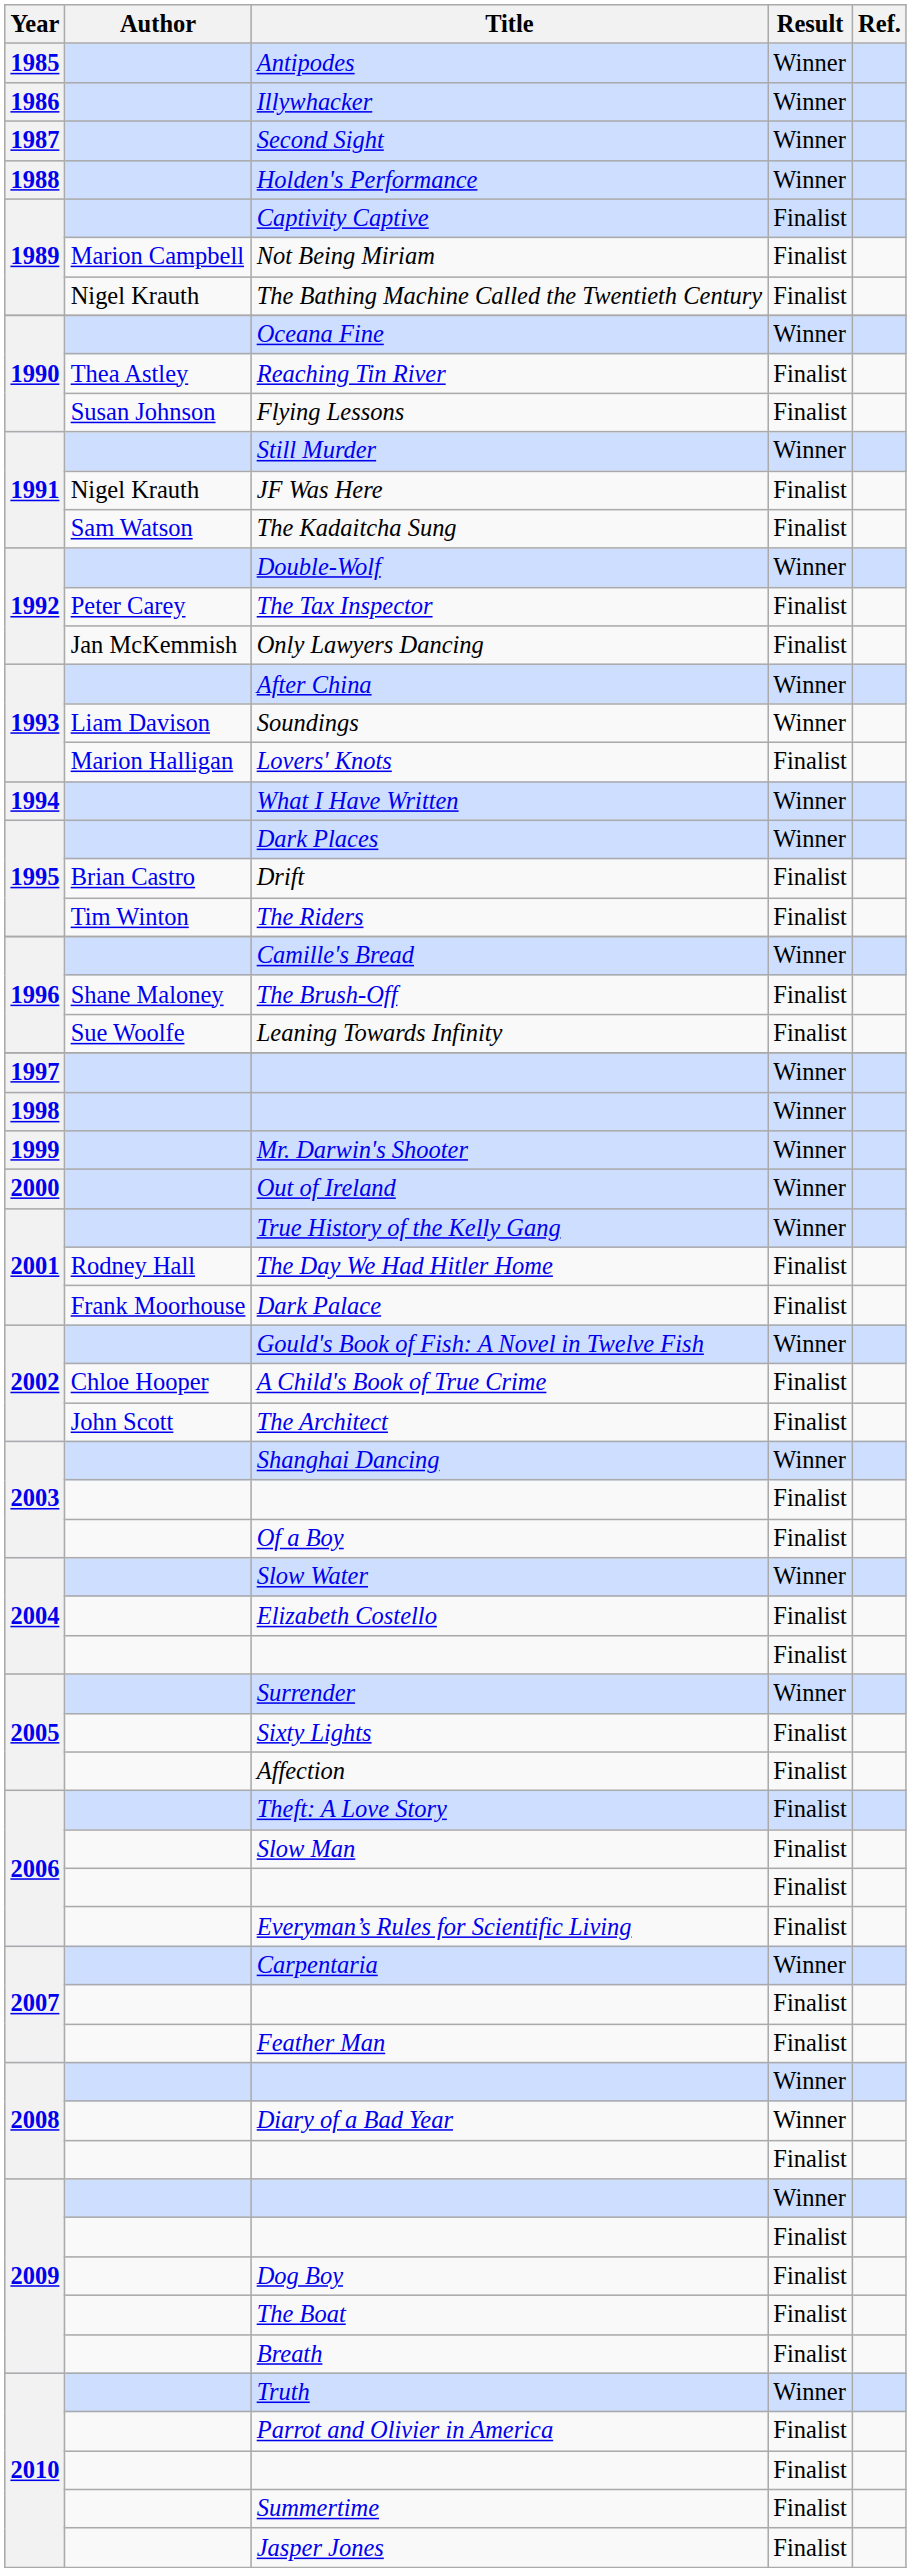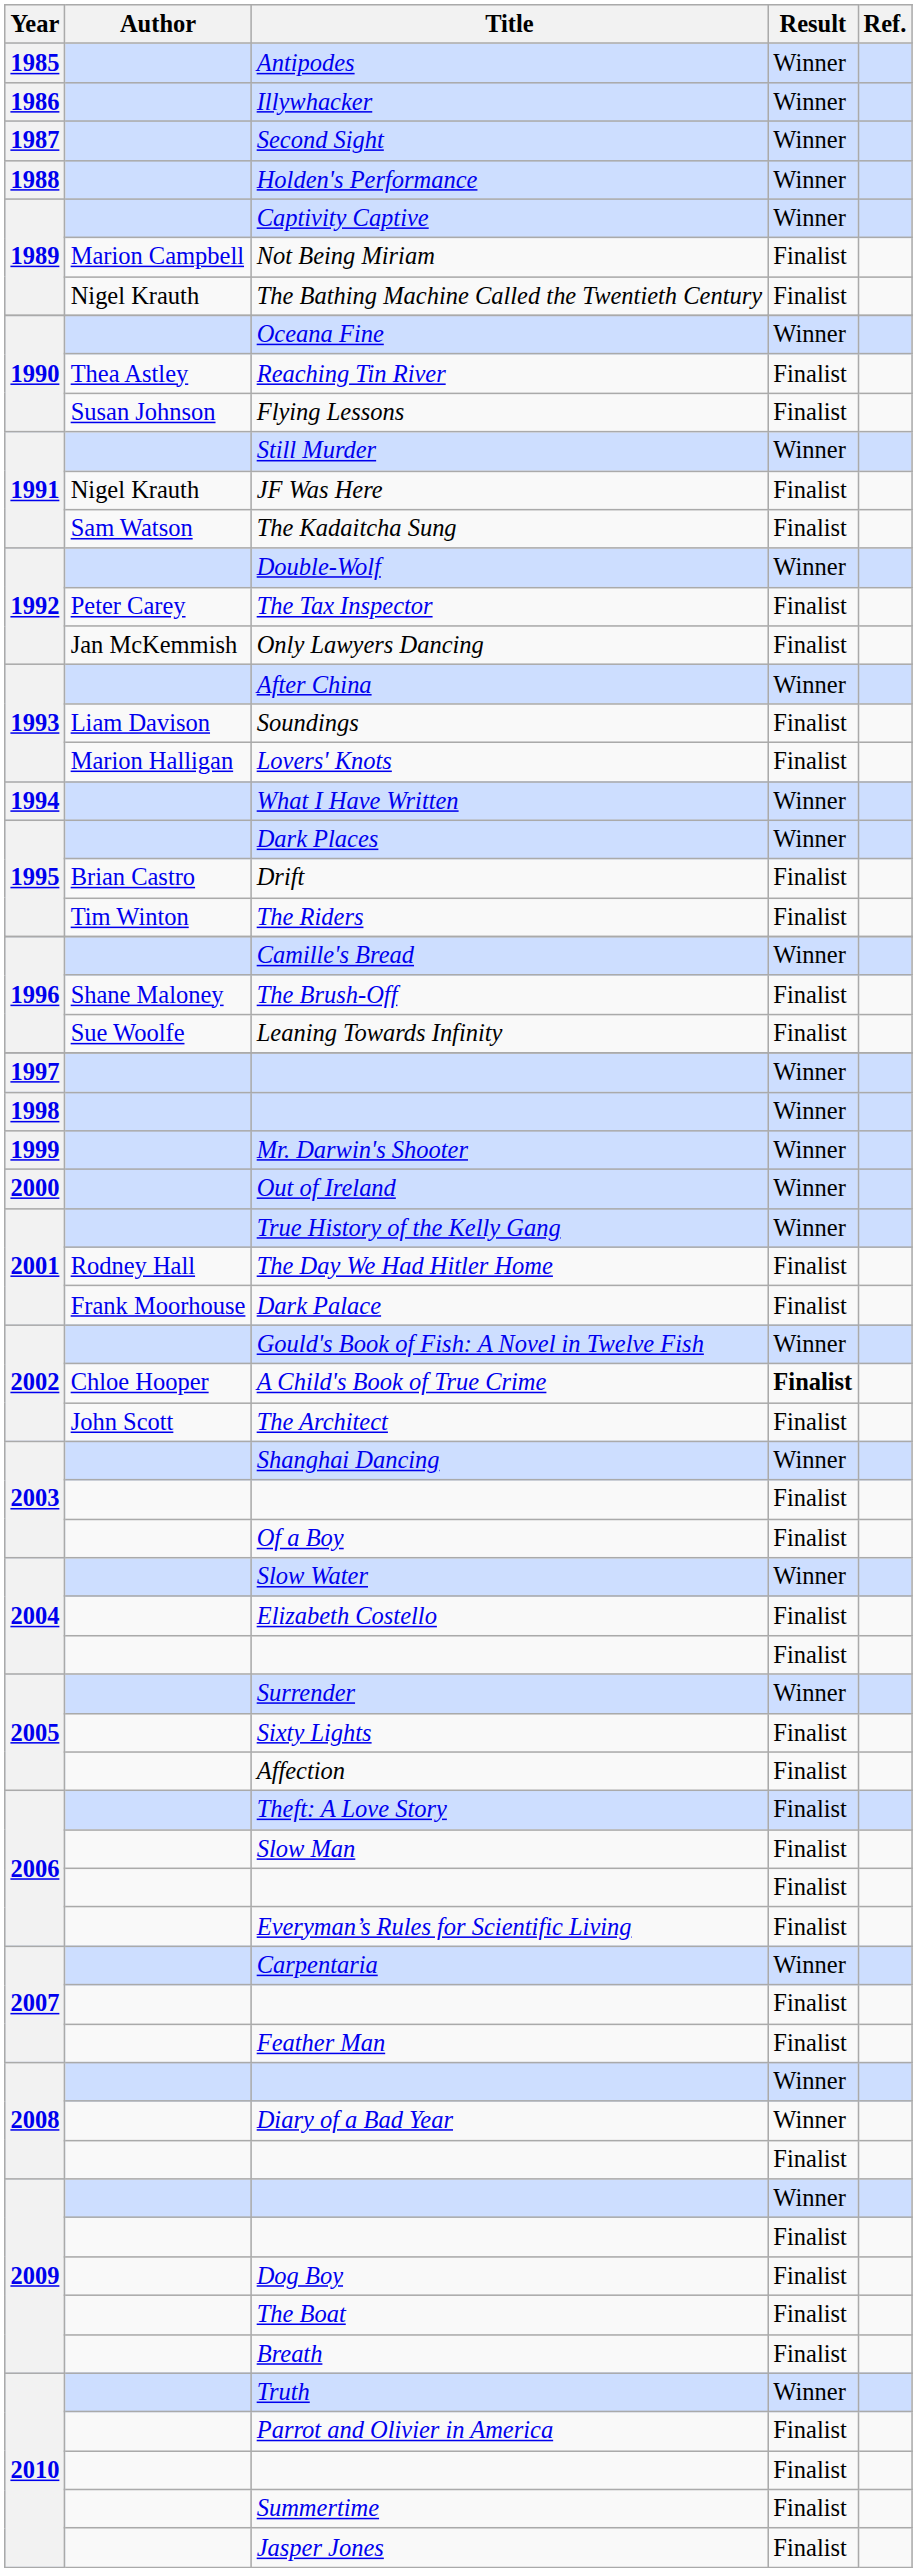(810, 218) Finalist -> (810, 218) Winner
(810, 722) Winner -> (810, 722) Finalist
(810, 1382) normal -> (813, 1382) bold
